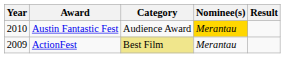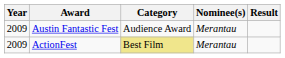(17, 28) 2010 -> (17, 28) 2009
(216, 28) gold background -> (216, 28) no background
